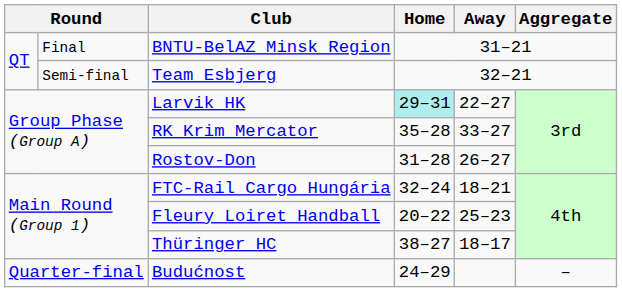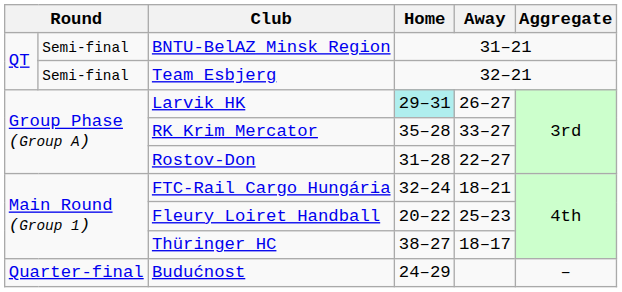(64, 48) Final -> (86, 48) Semi-final
(485, 103) 22–27 -> (485, 103) 26–27
(485, 160) 26–27 -> (485, 160) 22–27
